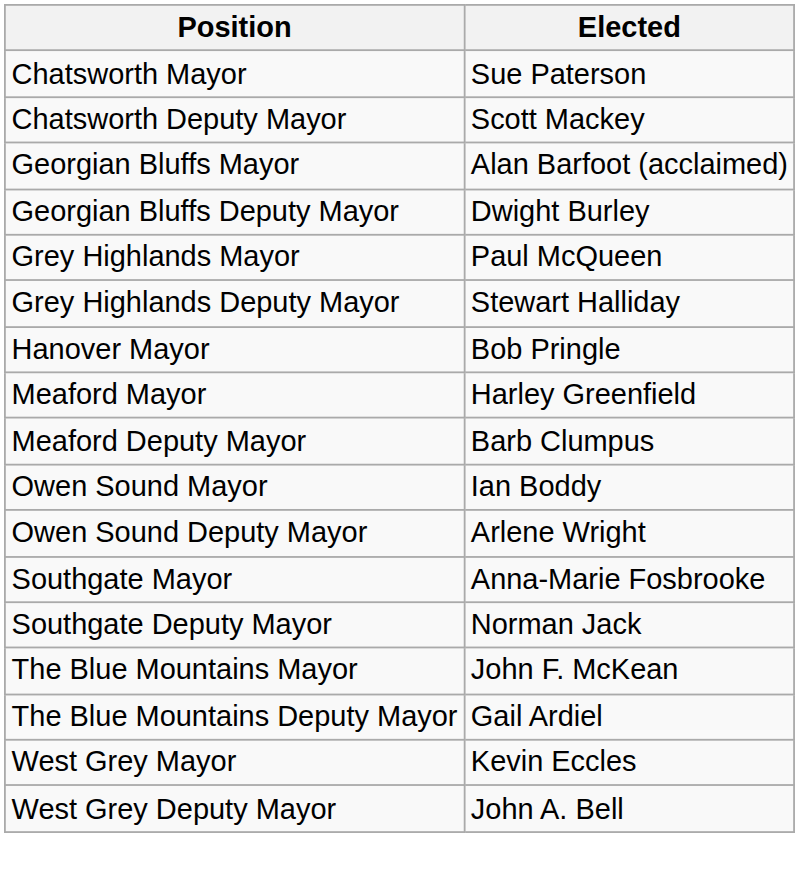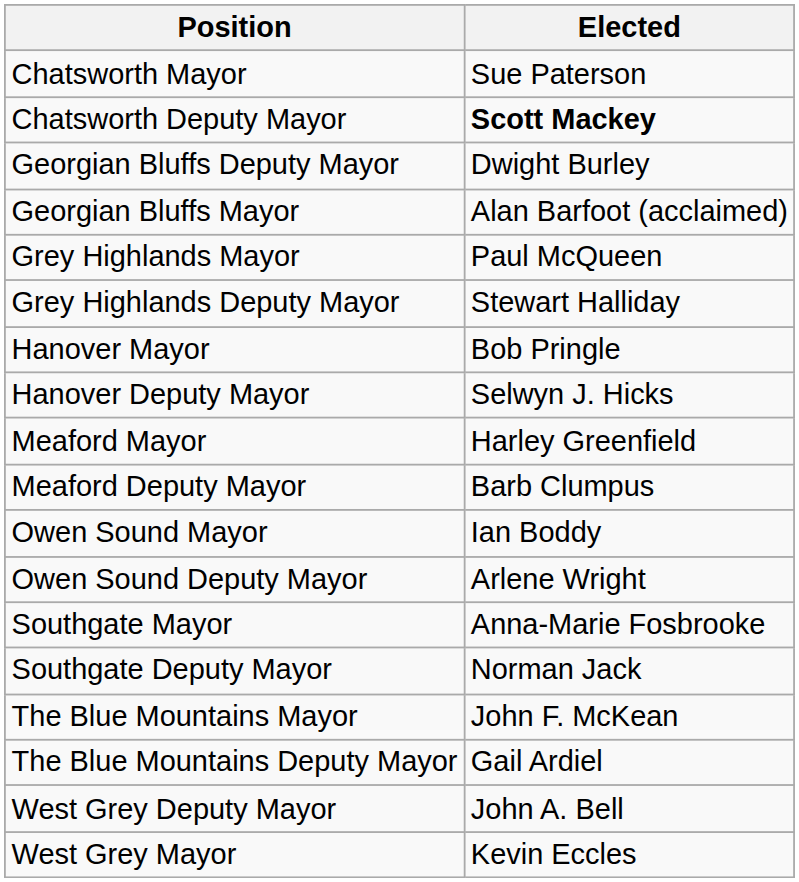(558, 119) normal -> (563, 119) bold
rows swapped: (155, 165) <-> (205, 211)
+ row: (160, 394)
rows swapped: (124, 762) <-> (174, 808)
